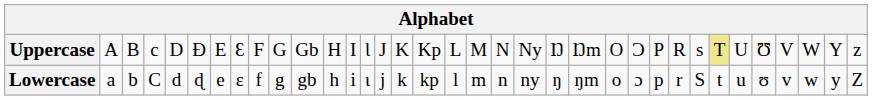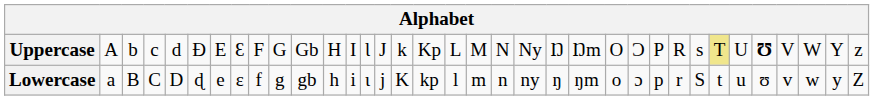(133, 49) B -> (133, 49) b
(176, 49) D -> (176, 49) d
(402, 49) K -> (402, 49) k
(764, 49) normal -> (764, 49) bold
(133, 79) b -> (133, 79) B
(176, 79) d -> (176, 79) D
(402, 79) k -> (402, 79) K
